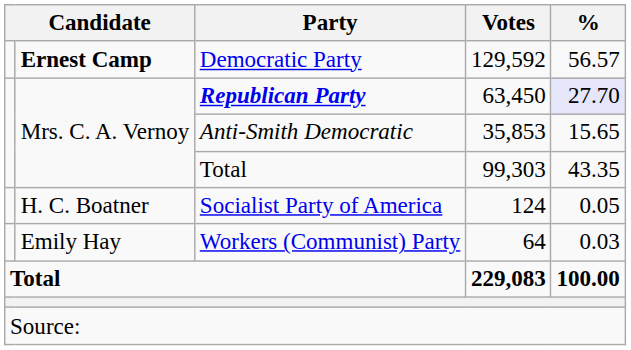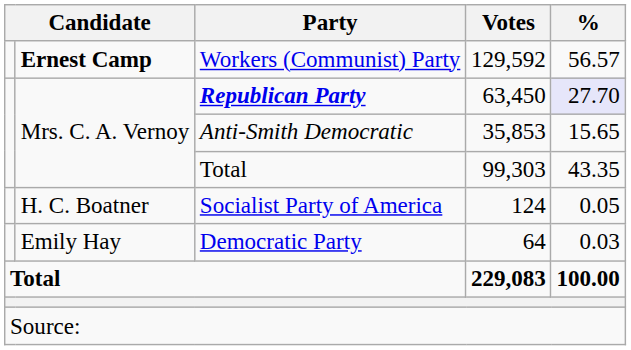(281, 59) Democratic Party -> (330, 59) Workers (Communist) Party
(330, 242) Workers (Communist) Party -> (281, 242) Democratic Party
